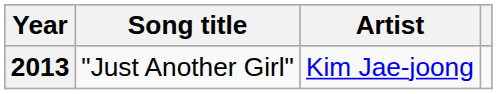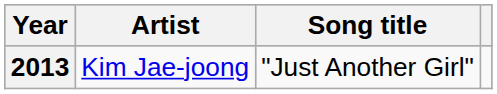columns swapped: (188, 25) <-> (390, 25)
